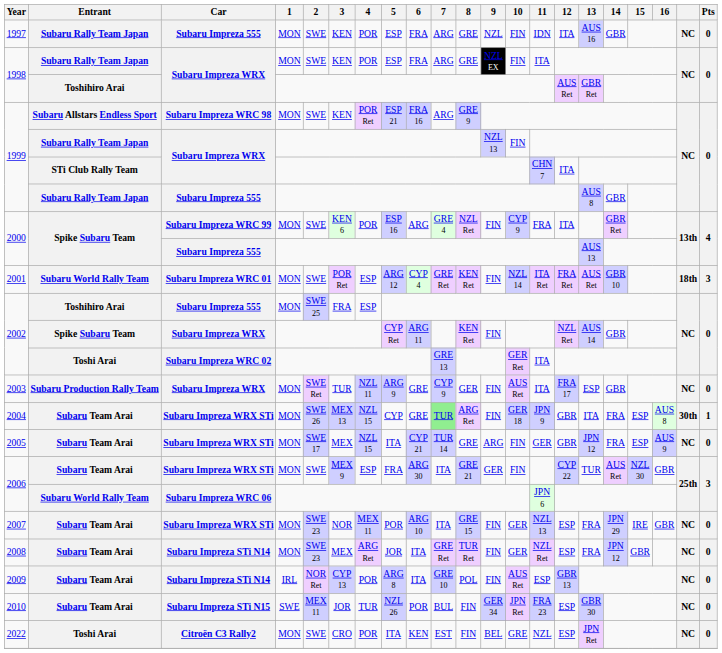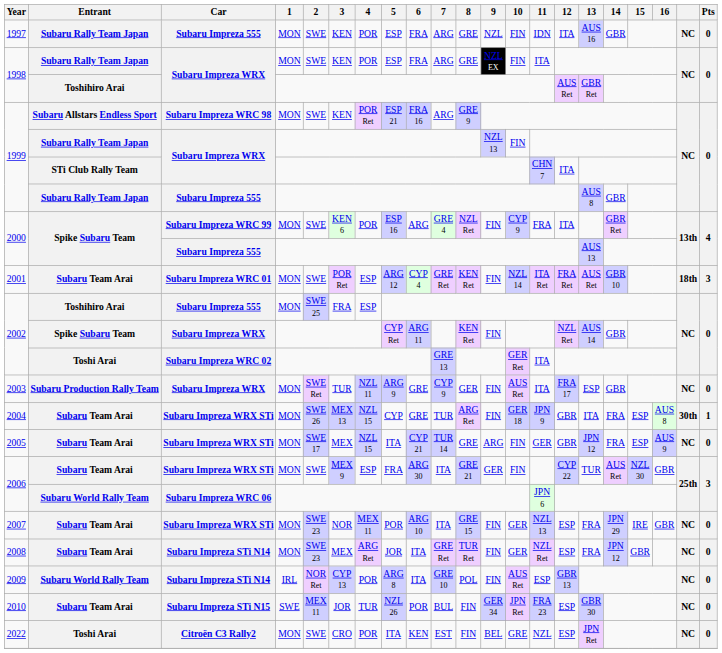(95, 279) Subaru World Rally Team -> (95, 279) Subaru Team Arai
(443, 415) lightgreen background -> (443, 415) no background
(95, 579) Subaru Team Arai -> (95, 579) Subaru World Rally Team
